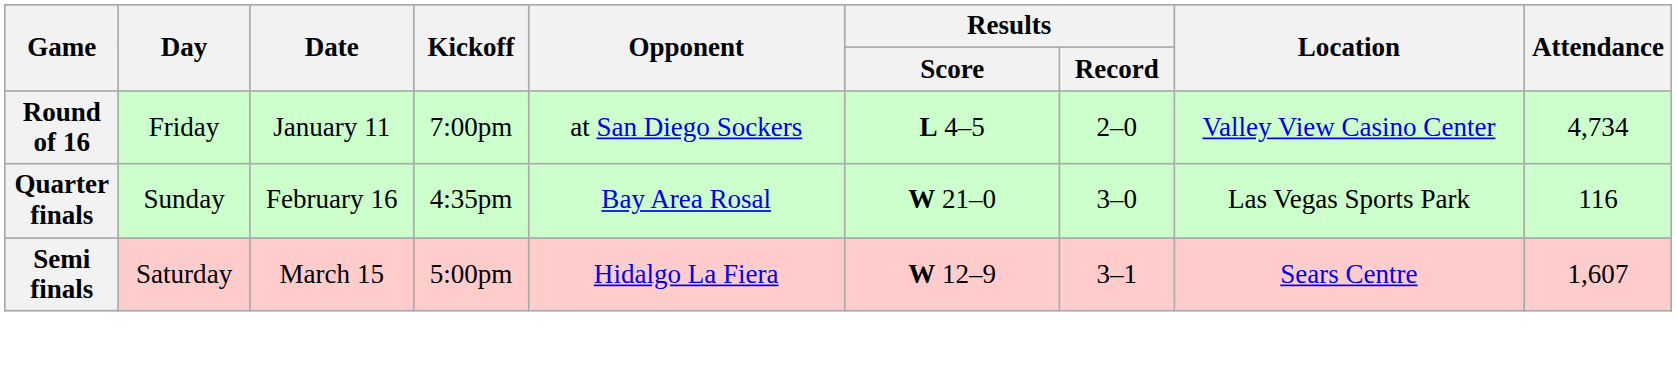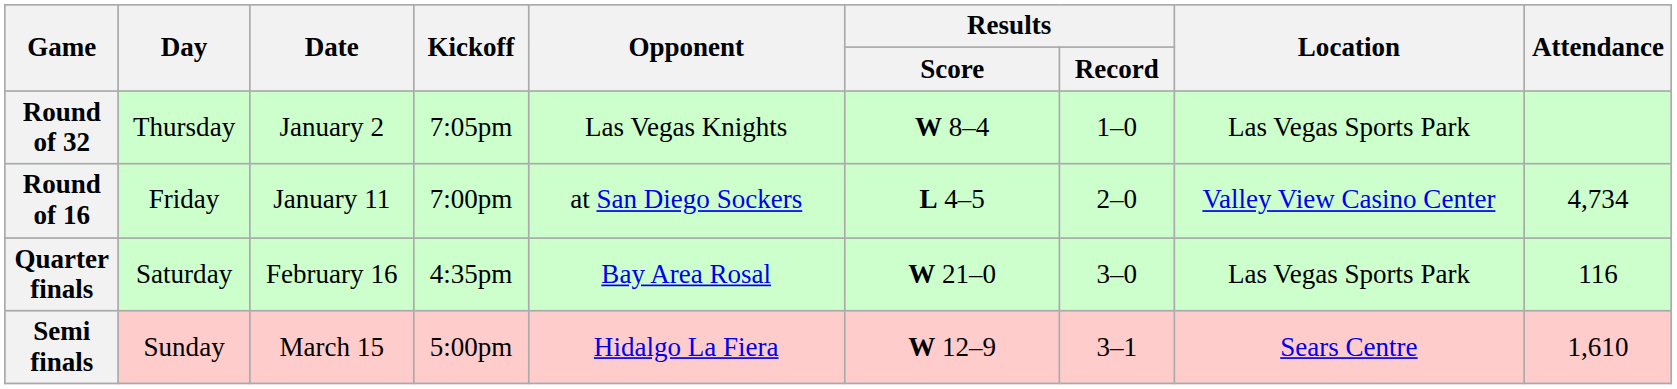+ row: (62, 126)
(184, 200) Sunday -> (184, 273) Saturday
(184, 273) Saturday -> (184, 346) Sunday
(1598, 273) 1,607 -> (1598, 346) 1,610
